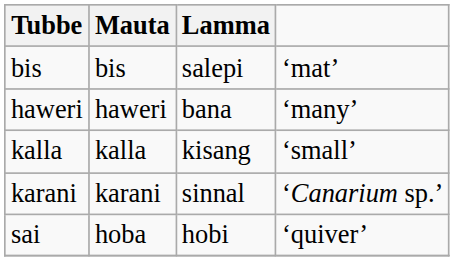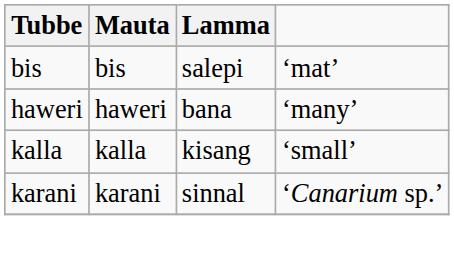- row: (26, 234)
